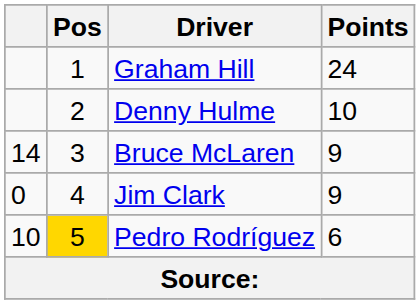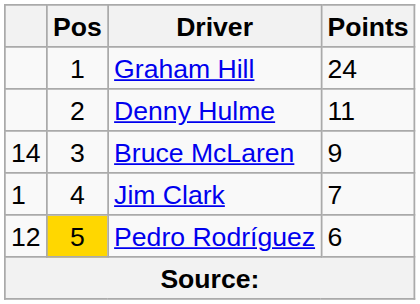(342, 110) 10 -> (341, 110) 11
(18, 195) 0 -> (18, 195) 1
(335, 195) 9 -> (335, 195) 7
(26, 237) 10 -> (26, 237) 12
